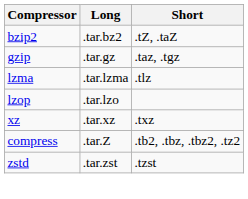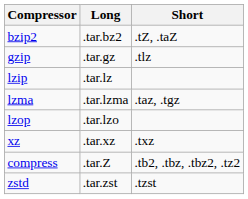(157, 57) .taz, .tgz -> (143, 57) .tlz
+ row: (17, 78)
(143, 78) .tlz -> (157, 99) .taz, .tgz
